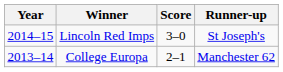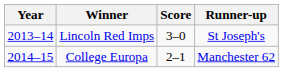(30, 35) 2014–15 -> (30, 35) 2013–14
(30, 56) 2013–14 -> (30, 56) 2014–15
